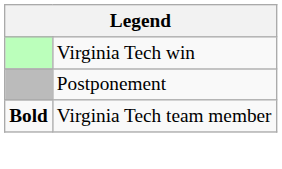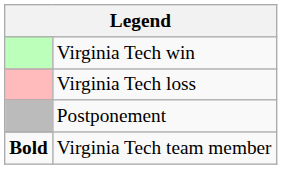+ row: (126, 84)
